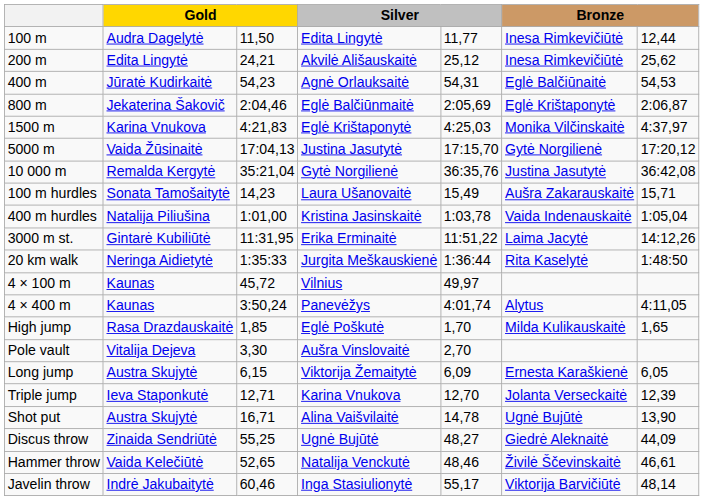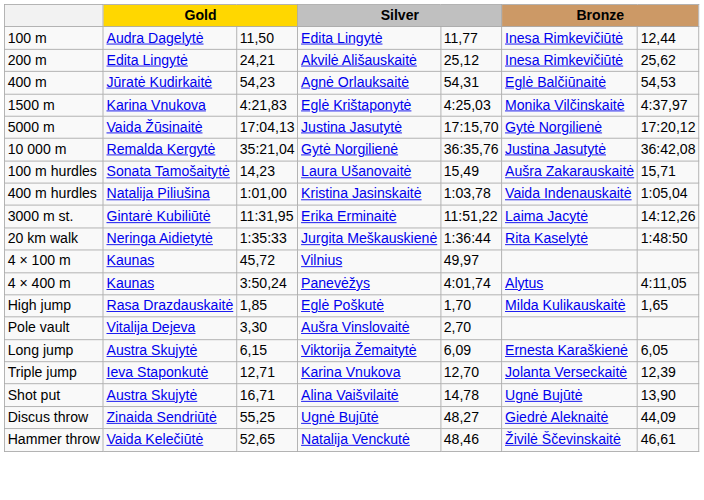- row: (27, 104)
- row: (49, 484)
